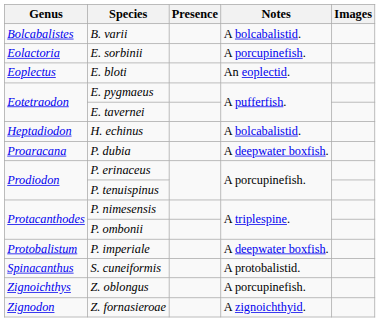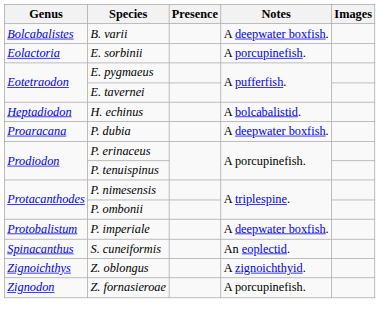(262, 33) A bolcabalistid. -> (276, 33) A deepwater boxfish.
- row: (109, 72)
(262, 268) A protobalistid. -> (257, 248) An eoplectid.
(265, 287) A porcupinefish. -> (265, 268) A zignoichthyid.
(265, 307) A zignoichthyid. -> (265, 287) A porcupinefish.
